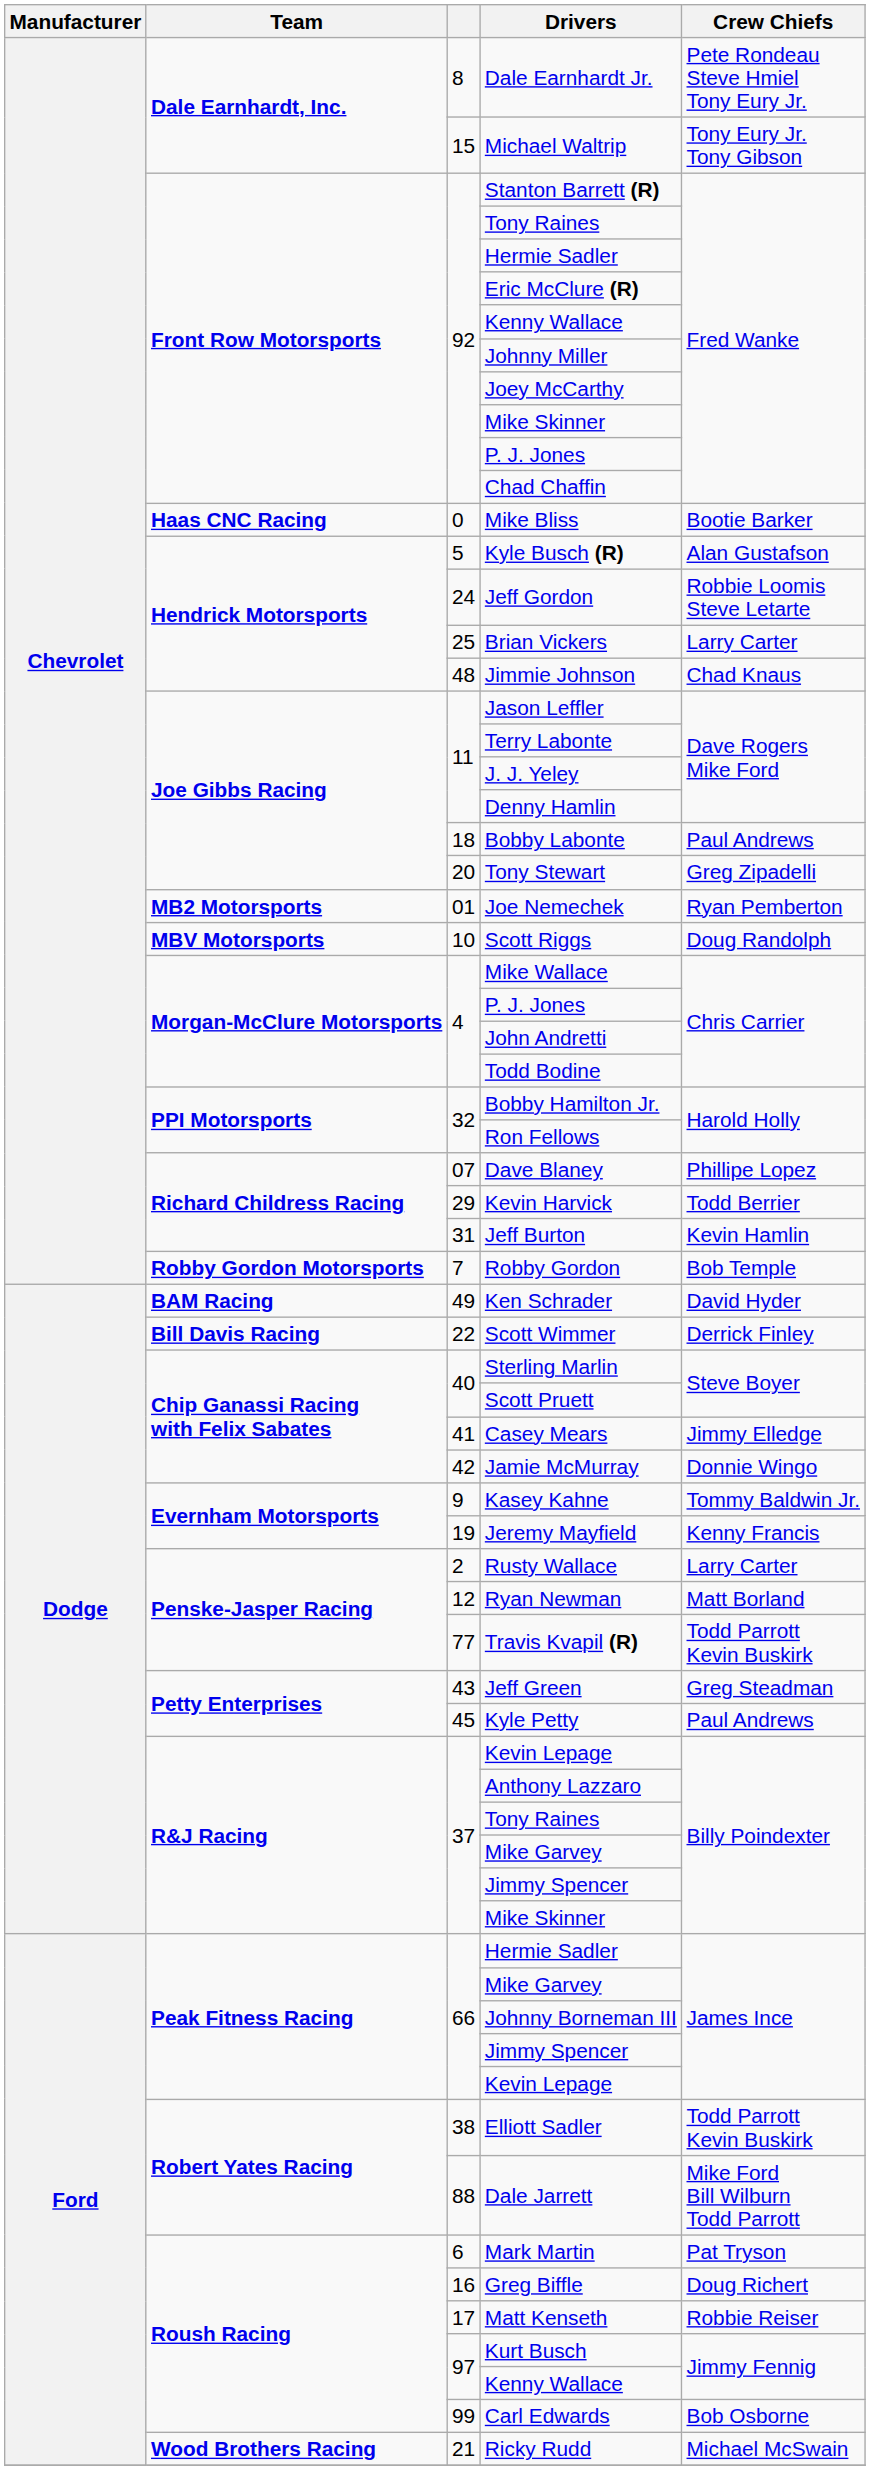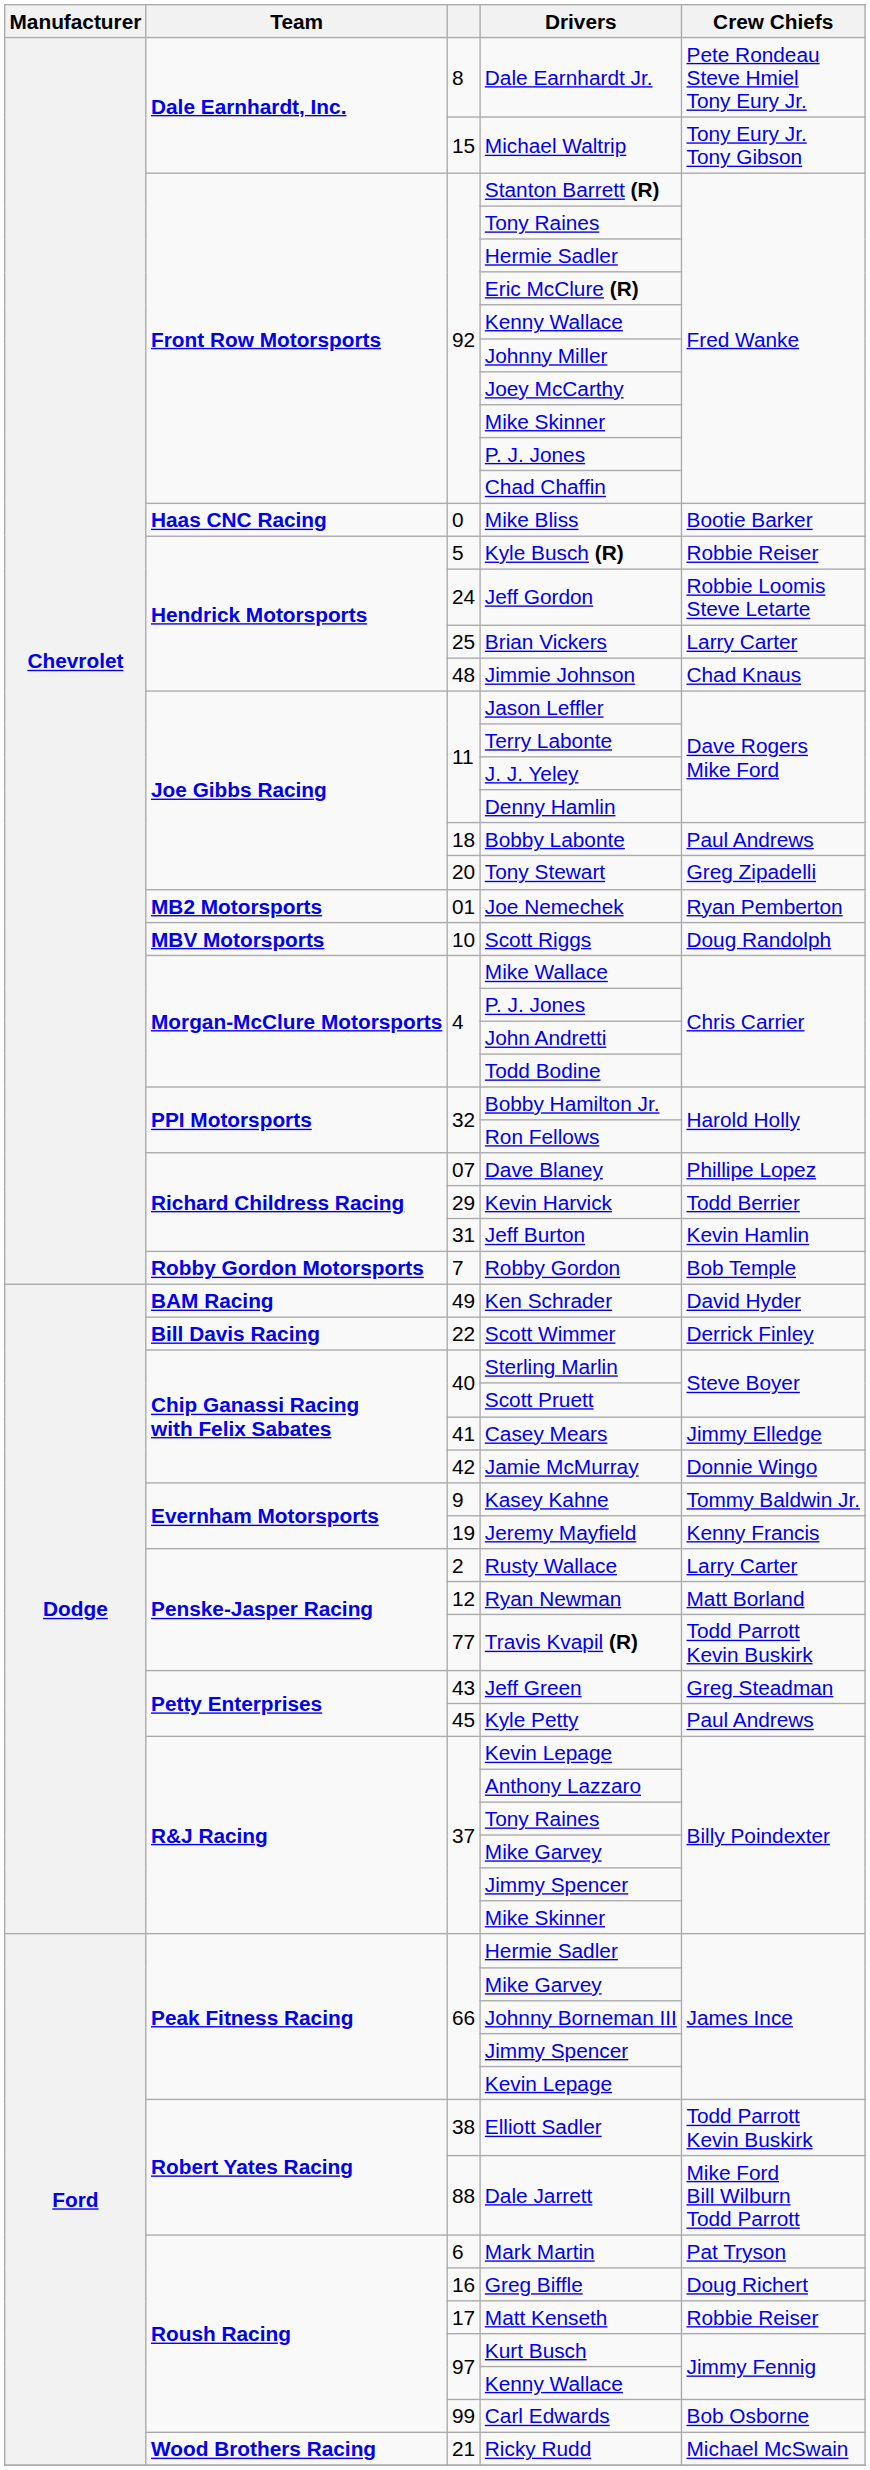(758, 553) Alan Gustafson -> (752, 553) Robbie Reiser
